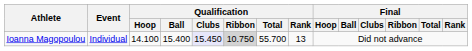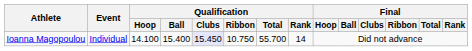(240, 39) lightgrey background -> (240, 39) no background
(301, 39) 13 -> (301, 39) 14
